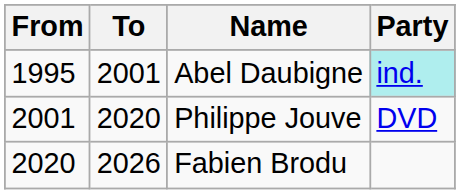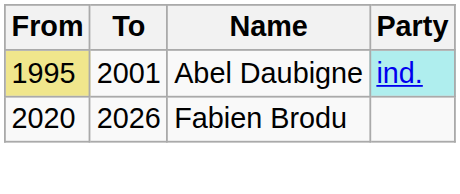(44, 73) no background -> (44, 73) khaki background
- row: (268, 118)
